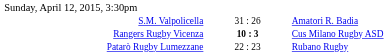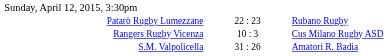rows swapped: (155, 47) <-> (171, 21)
(248, 34) bold -> (248, 34) normal
